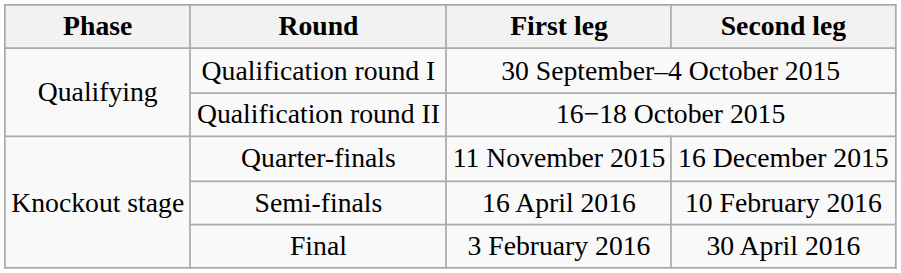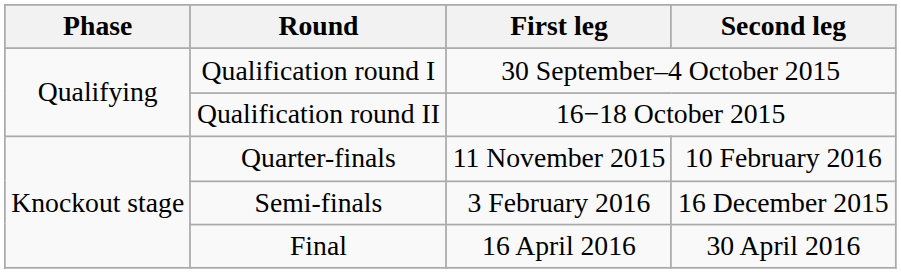(783, 158) 16 December 2015 -> (783, 158) 10 February 2016
(559, 202) 16 April 2016 -> (559, 202) 3 February 2016
(783, 202) 10 February 2016 -> (783, 202) 16 December 2015
(559, 245) 3 February 2016 -> (559, 245) 16 April 2016
